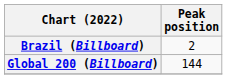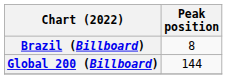(192, 46) 2 -> (192, 46) 8
